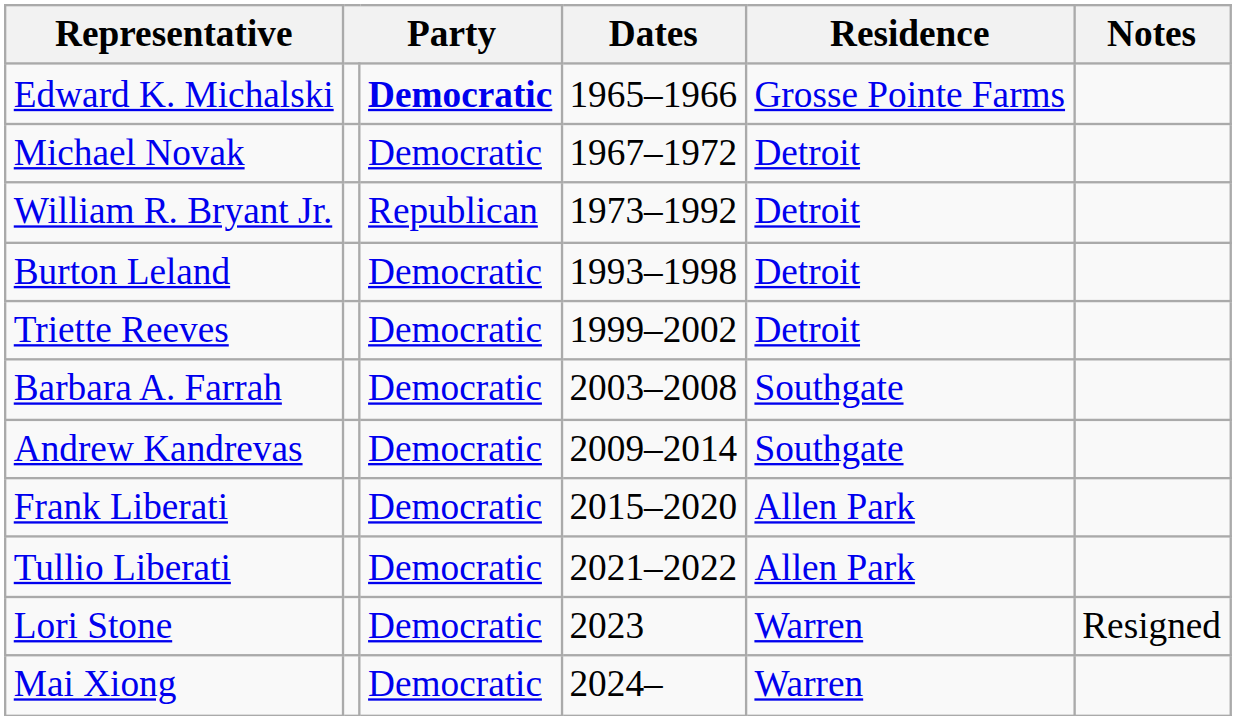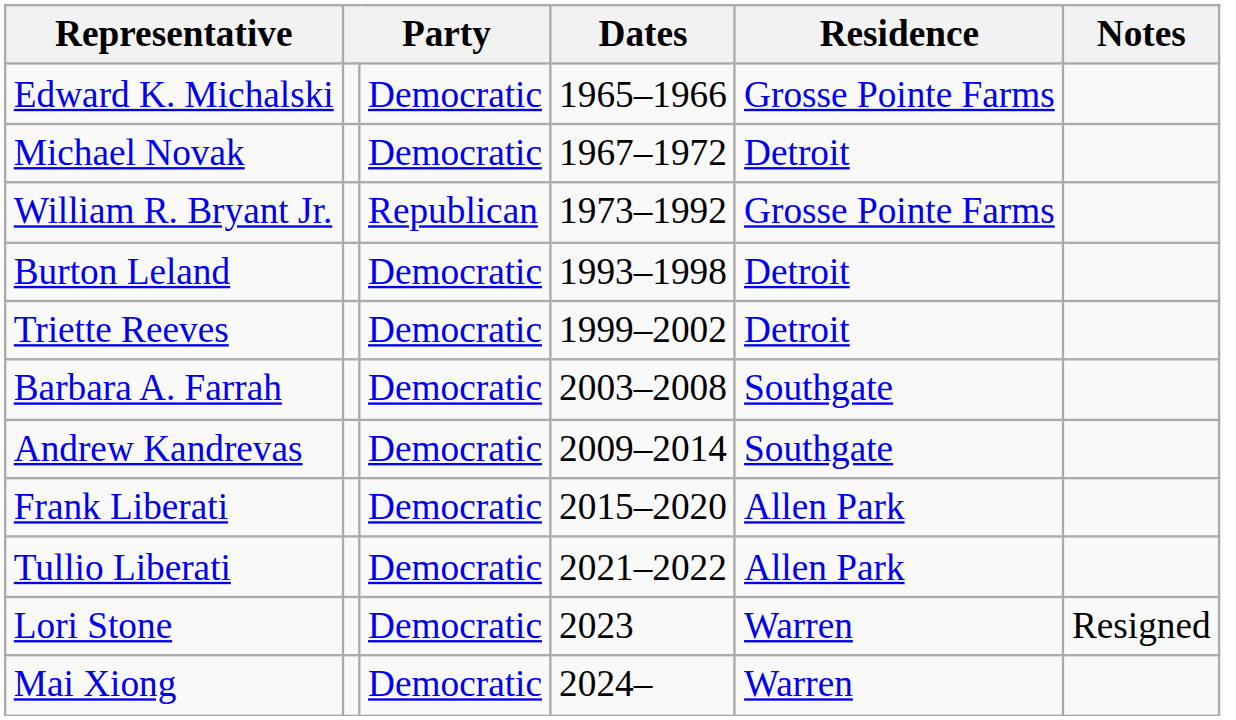(460, 93) bold -> (455, 93) normal
(807, 211) Detroit -> (899, 211) Grosse Pointe Farms
